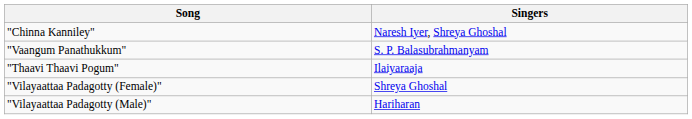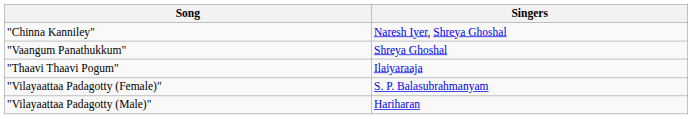(431, 50) S. P. Balasubrahmanyam -> (411, 50) Shreya Ghoshal
(411, 86) Shreya Ghoshal -> (431, 86) S. P. Balasubrahmanyam
